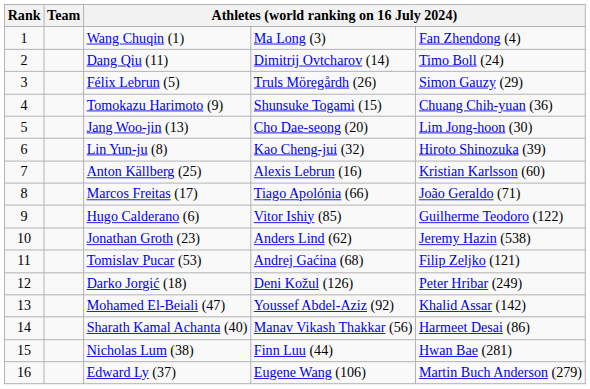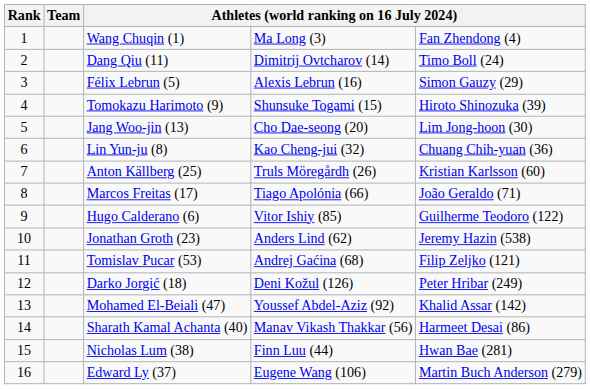(315, 82) Truls Möregårdh (26) -> (308, 82) Alexis Lebrun (16)
(486, 104) Chuang Chih-yuan (36) -> (482, 104) Hiroto Shinozuka (39)
(482, 149) Hiroto Shinozuka (39) -> (486, 149) Chuang Chih-yuan (36)
(308, 171) Alexis Lebrun (16) -> (315, 171) Truls Möregårdh (26)
